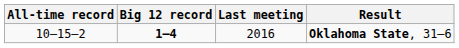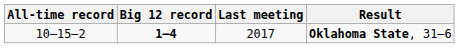(261, 33) 2016 -> (261, 33) 2017
